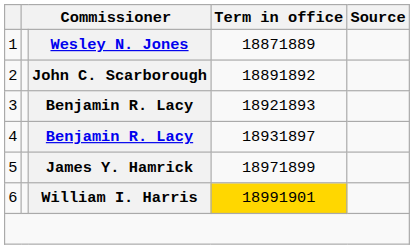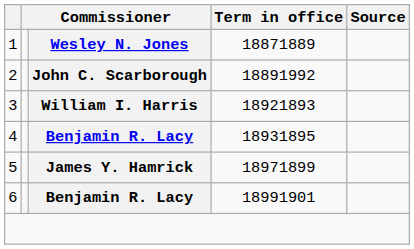(279, 76) 18891892 -> (279, 76) 18891992
(120, 106) Benjamin R. Lacy -> (120, 106) William I. Harris
(279, 137) 18931897 -> (279, 137) 18931895
(120, 198) William I. Harris -> (120, 198) Benjamin R. Lacy
(279, 198) gold background -> (279, 198) no background
